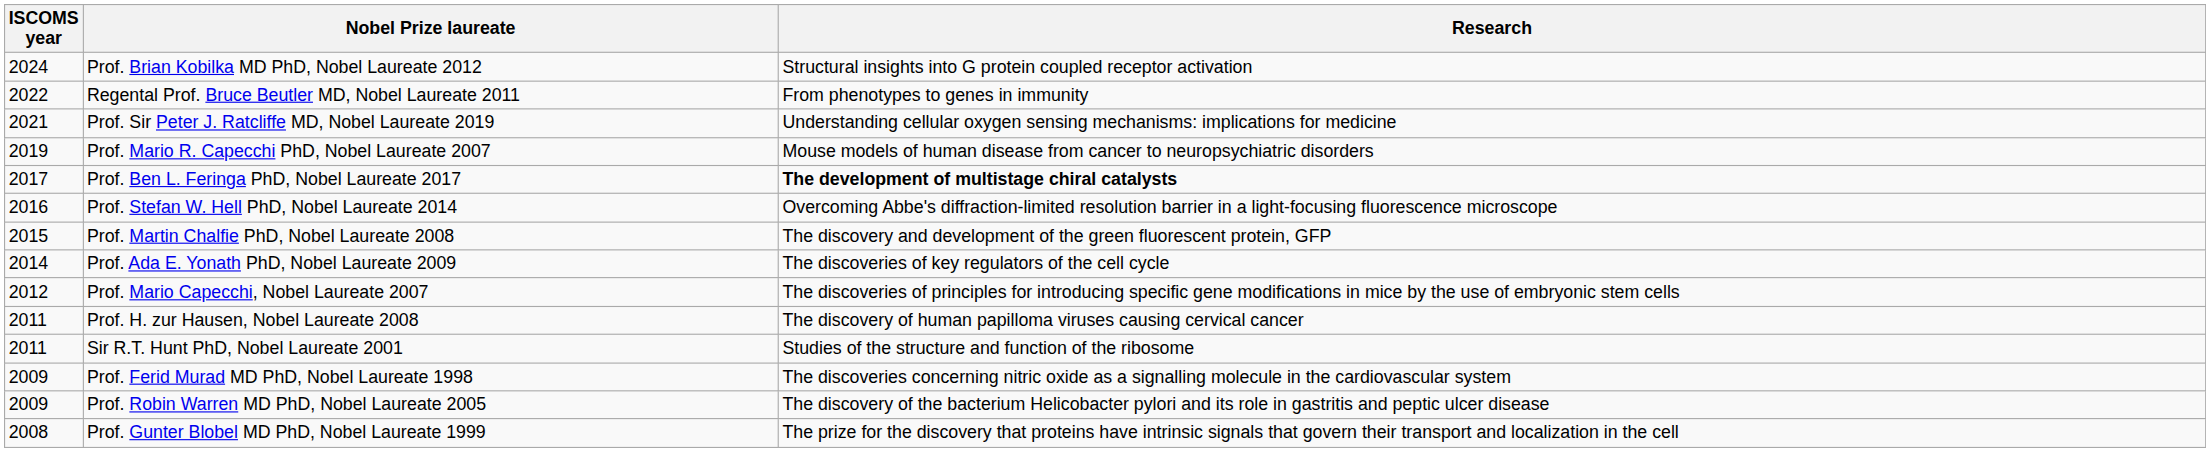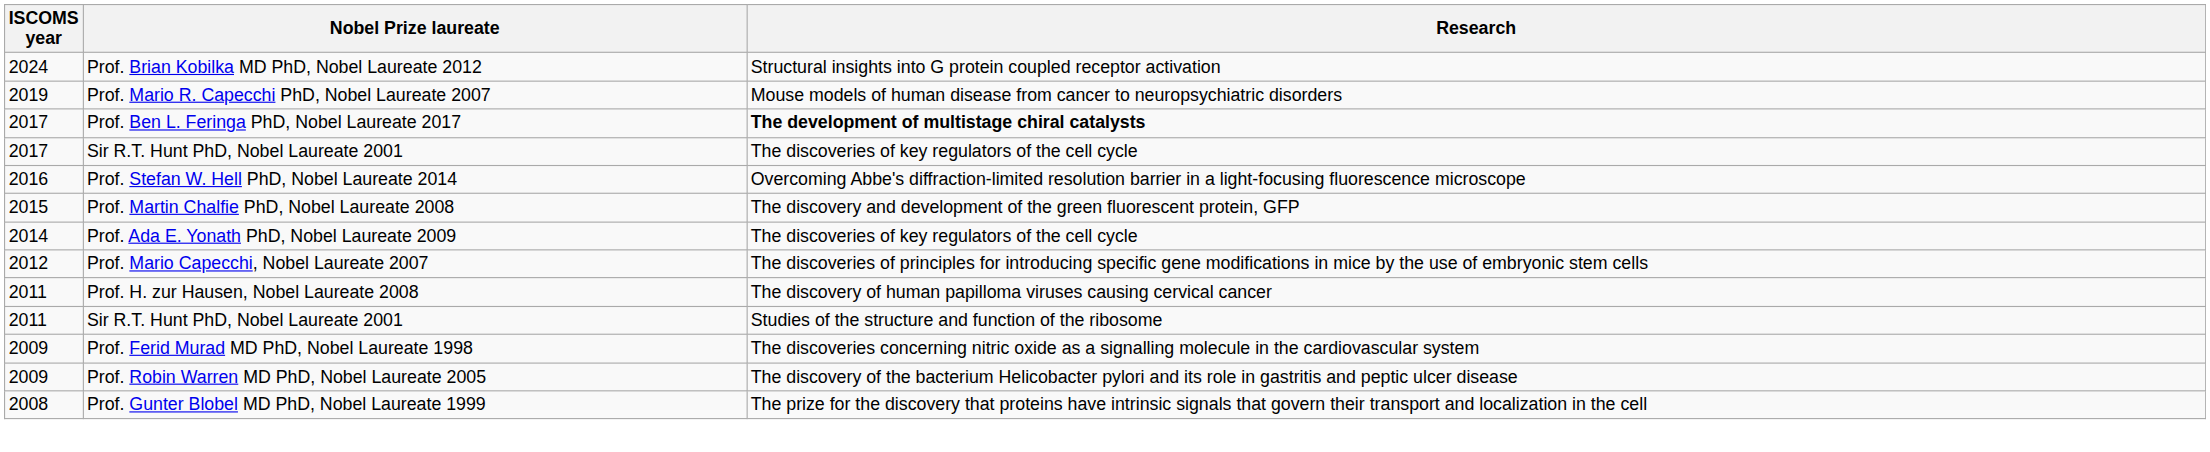- row: (28, 94)
- row: (28, 123)
+ row: (28, 151)
